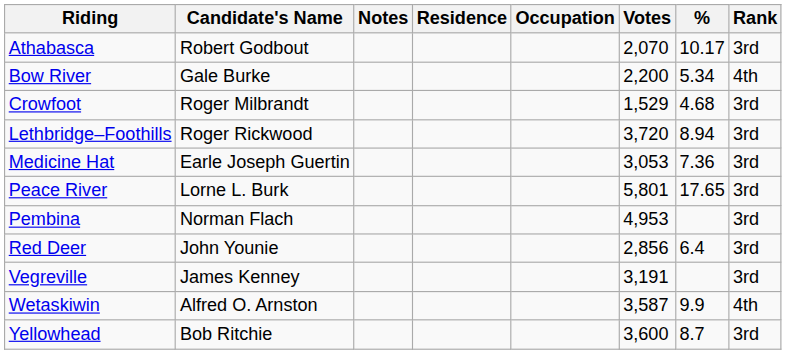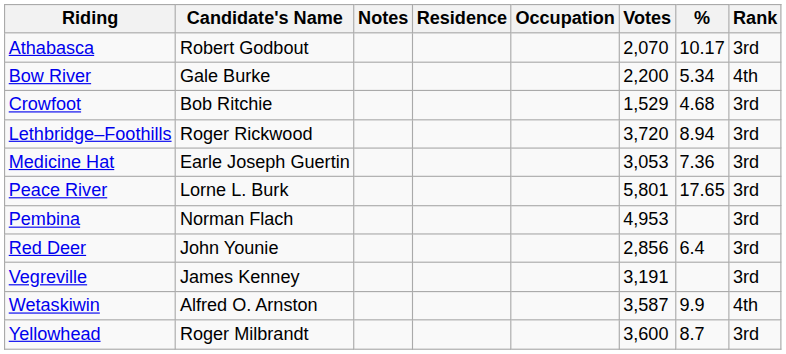(244, 104) Roger Milbrandt -> (226, 104) Bob Ritchie
(226, 334) Bob Ritchie -> (244, 334) Roger Milbrandt
